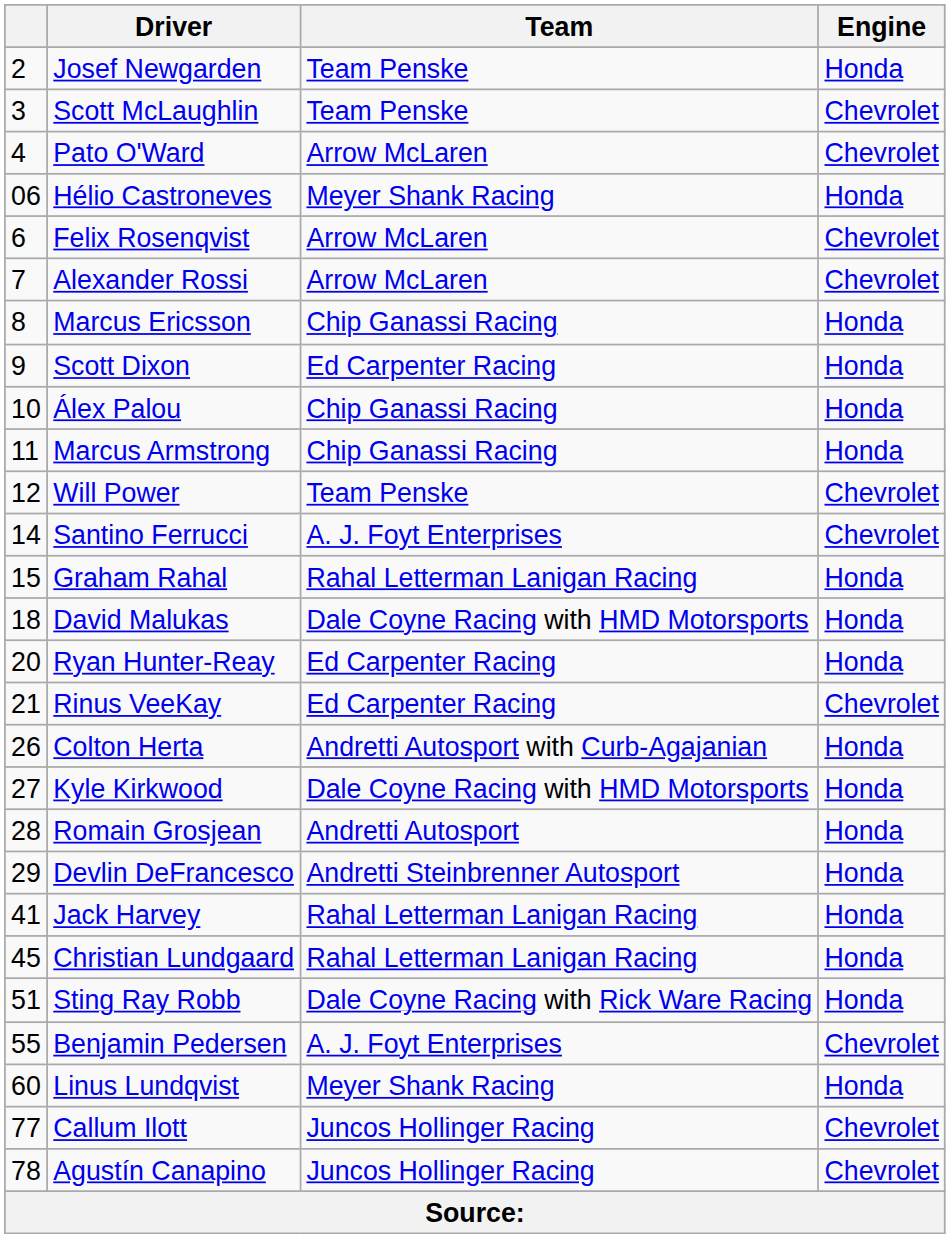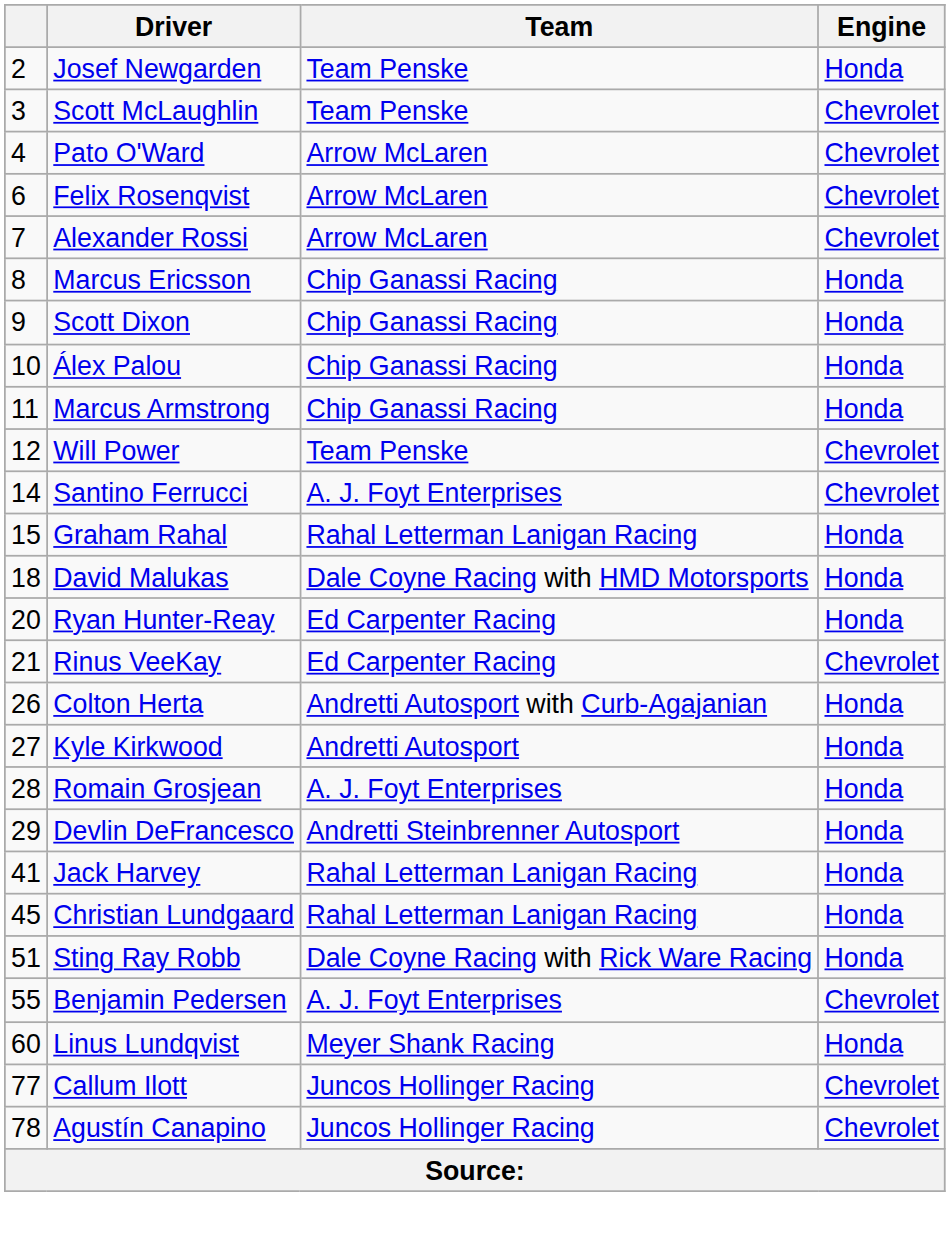- row: (162, 196)
(431, 365) Ed Carpenter Racing -> (432, 323) Chip Ganassi Racing
(558, 789) Dale Coyne Racing with HMD Motorsports -> (413, 746) Andretti Autosport
(413, 831) Andretti Autosport -> (434, 789) A. J. Foyt Enterprises
